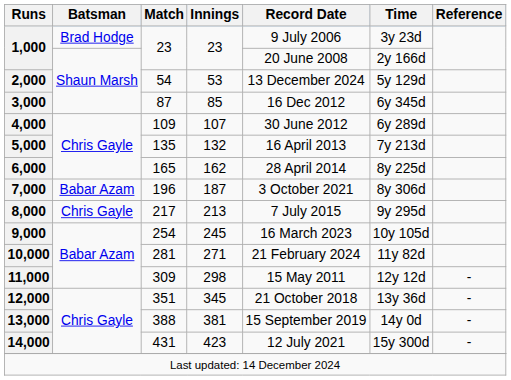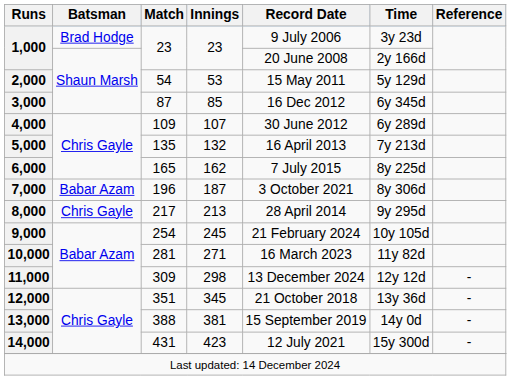(306, 80) 13 December 2024 -> (306, 80) 15 May 2011
(306, 168) 28 April 2014 -> (306, 168) 7 July 2015
(306, 211) 7 July 2015 -> (306, 211) 28 April 2014
(306, 233) 16 March 2023 -> (306, 233) 21 February 2024
(306, 255) 21 February 2024 -> (306, 255) 16 March 2023
(306, 277) 15 May 2011 -> (306, 277) 13 December 2024
